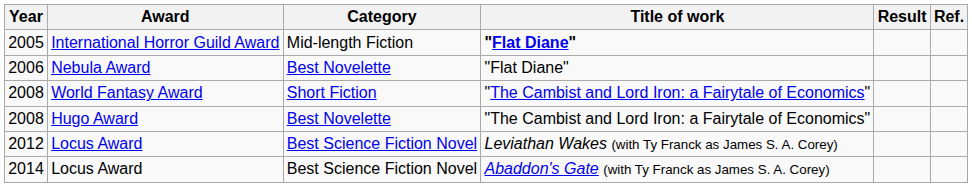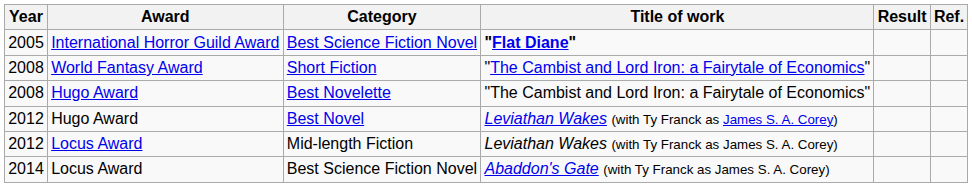(350, 42) Mid-length Fiction -> (382, 42) Best Science Fiction Novel
- row: (26, 67)
+ row: (26, 118)
(382, 144) Best Science Fiction Novel -> (350, 144) Mid-length Fiction
